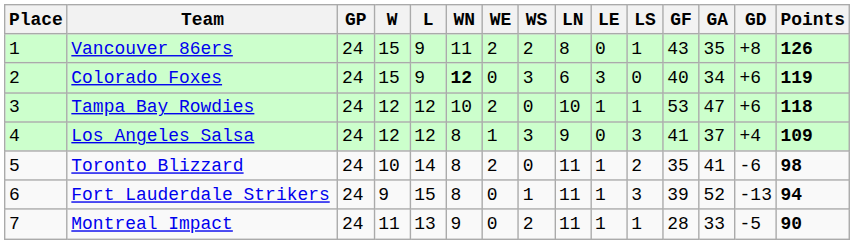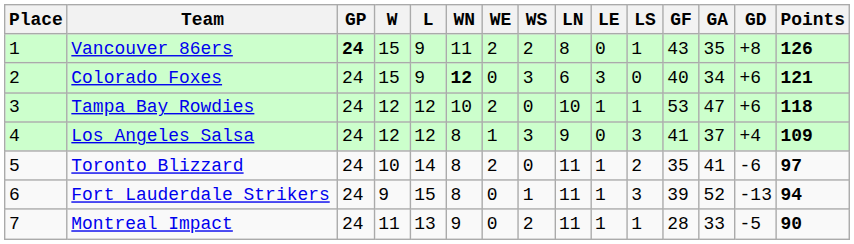(353, 49) normal -> (353, 49) bold
(797, 78) 119 -> (797, 78) 121
(791, 166) 98 -> (791, 166) 97
